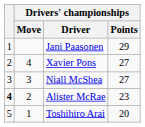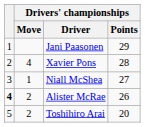(124, 62) 27 -> (124, 62) 28
(29, 79) 3 -> (29, 79) 1
(124, 96) 23 -> (124, 96) 26
(29, 113) 1 -> (29, 113) 2
